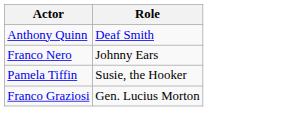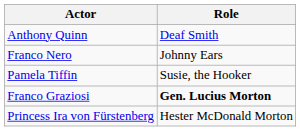(147, 95) normal -> (215, 95) bold
+ row: (81, 116)
